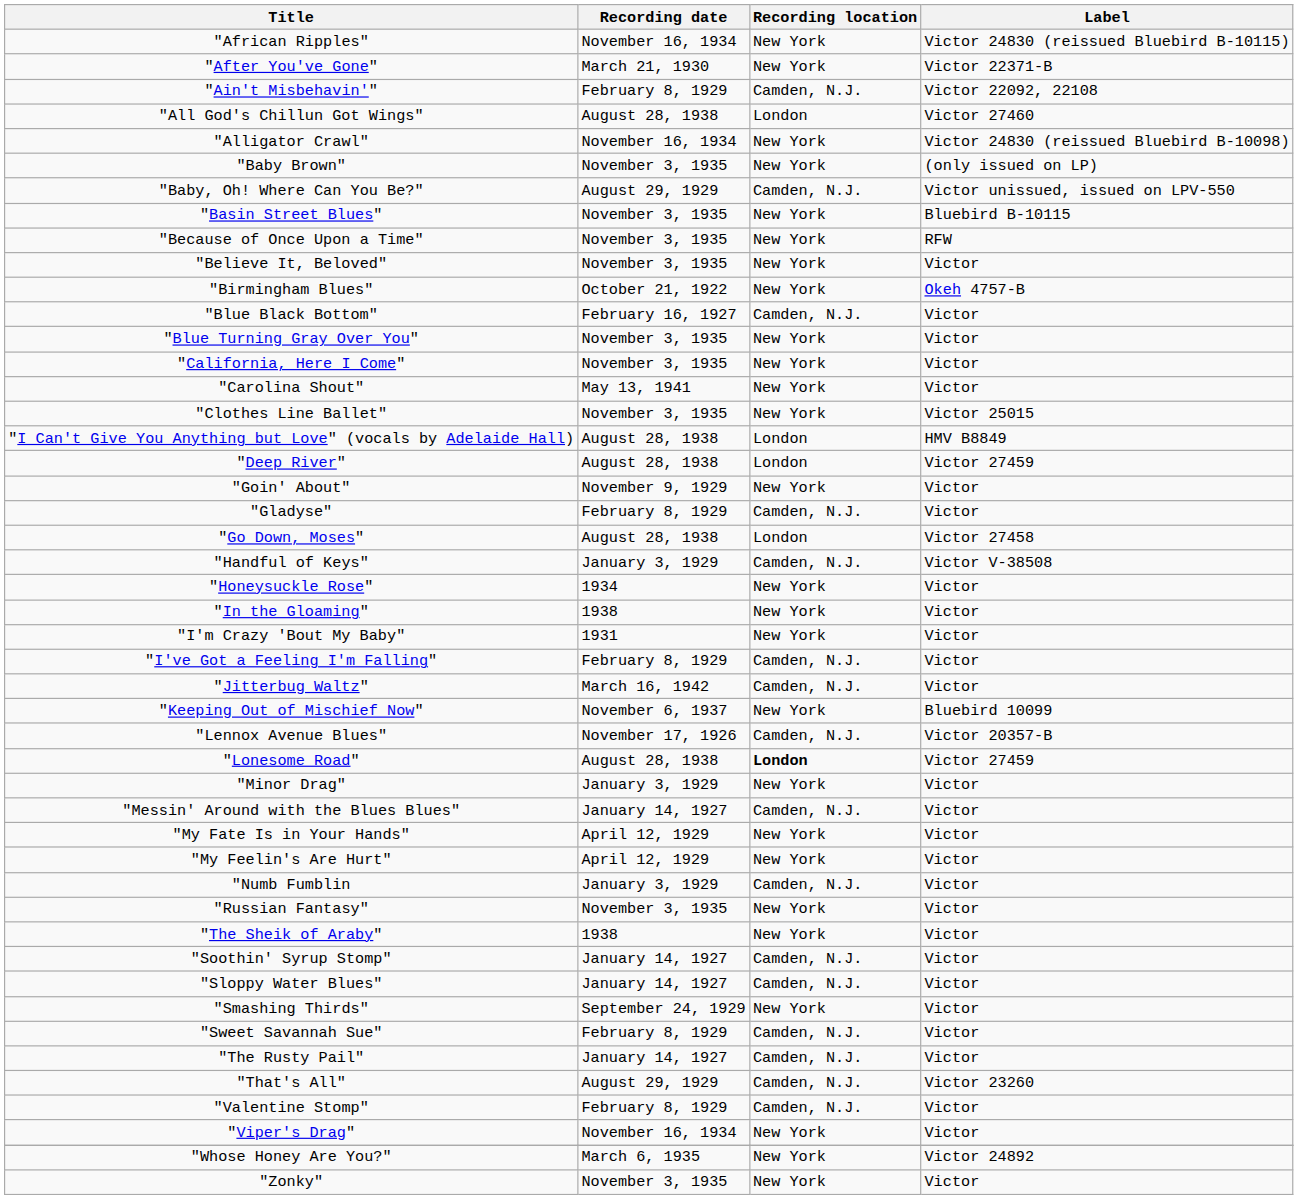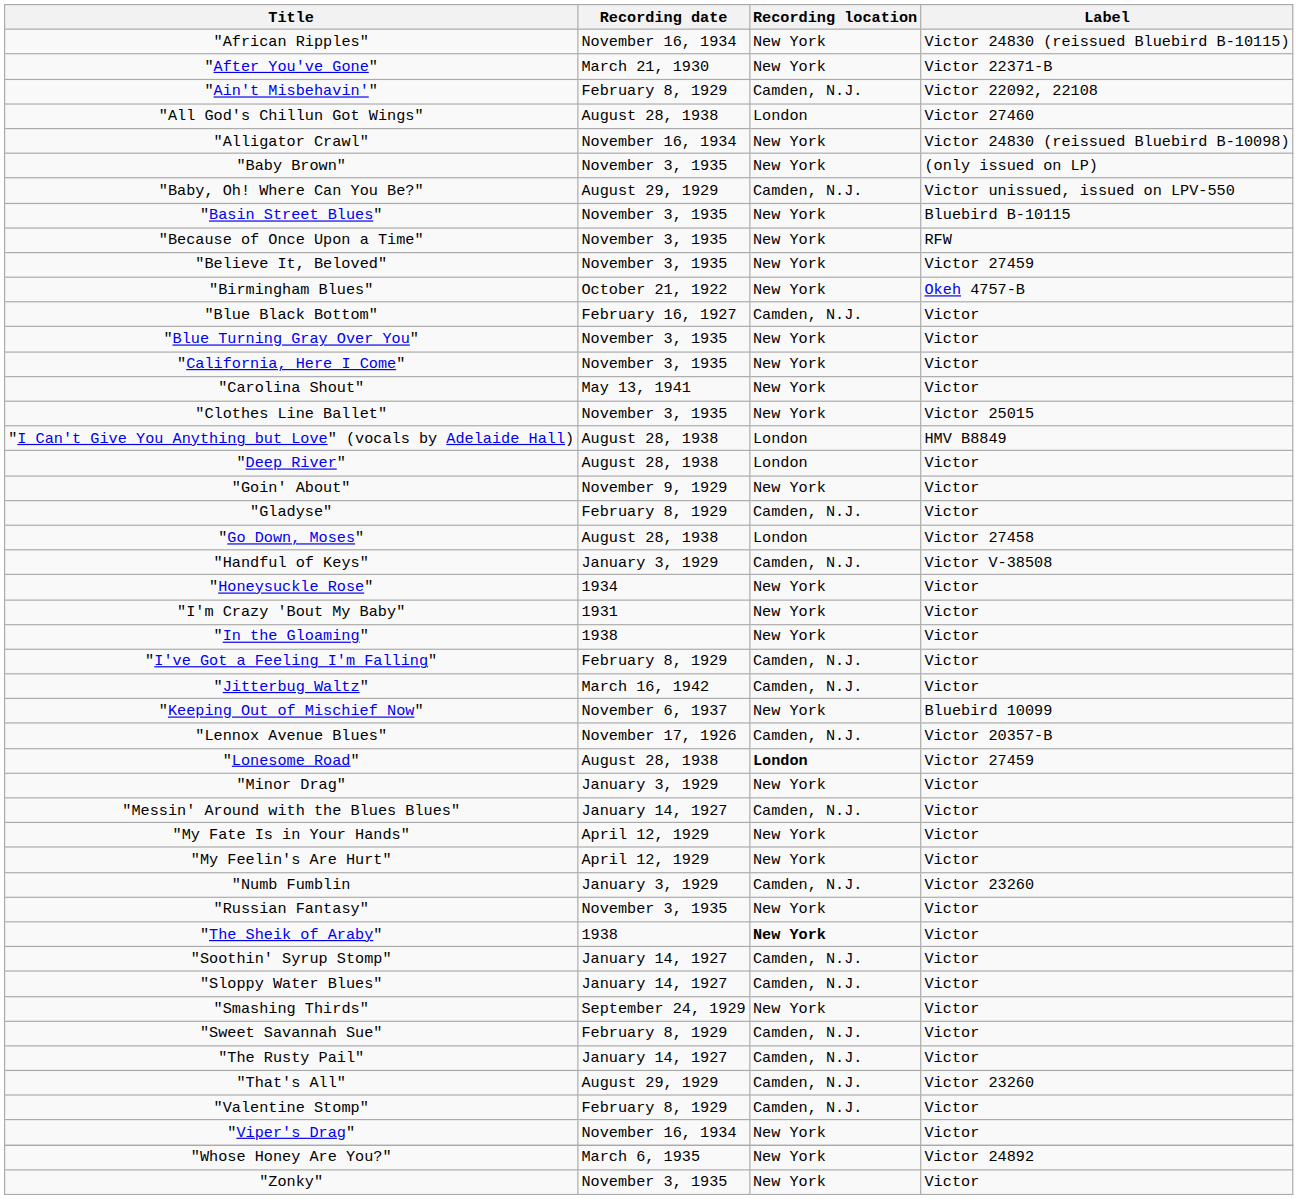(952, 265) Victor -> (979, 265) Victor 27459
(979, 463) Victor 27459 -> (952, 463) Victor
rows swapped: (291, 637) <-> (291, 612)
(952, 885) Victor -> (979, 885) Victor 23260
(789, 934) normal -> (789, 934) bold
